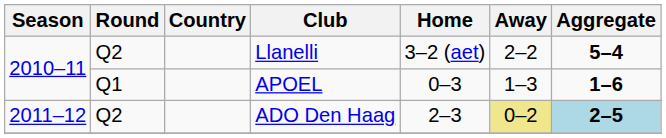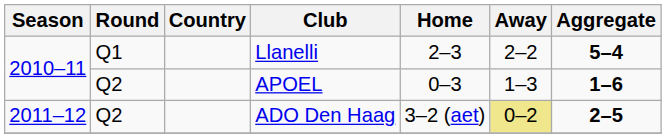(109, 52) Q2 -> (109, 52) Q1
(445, 52) 3–2 (aet) -> (445, 52) 2–3
(109, 84) Q1 -> (109, 84) Q2
(445, 116) 2–3 -> (445, 116) 3–2 (aet)
(606, 116) lightblue background -> (606, 116) no background
